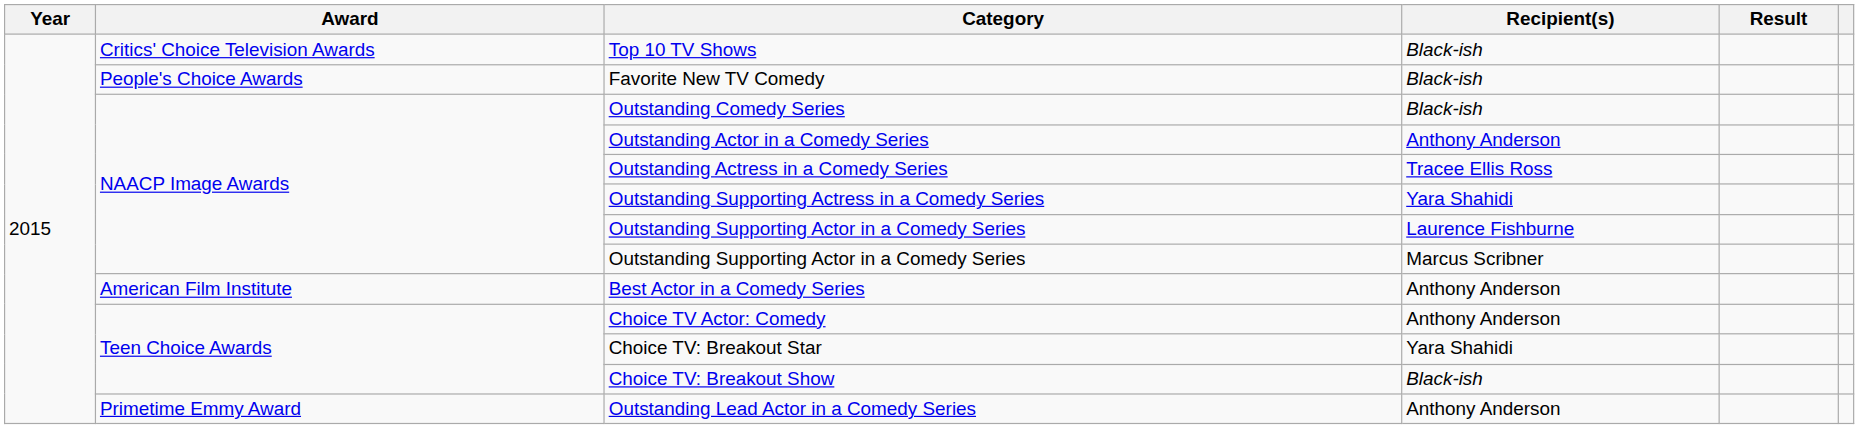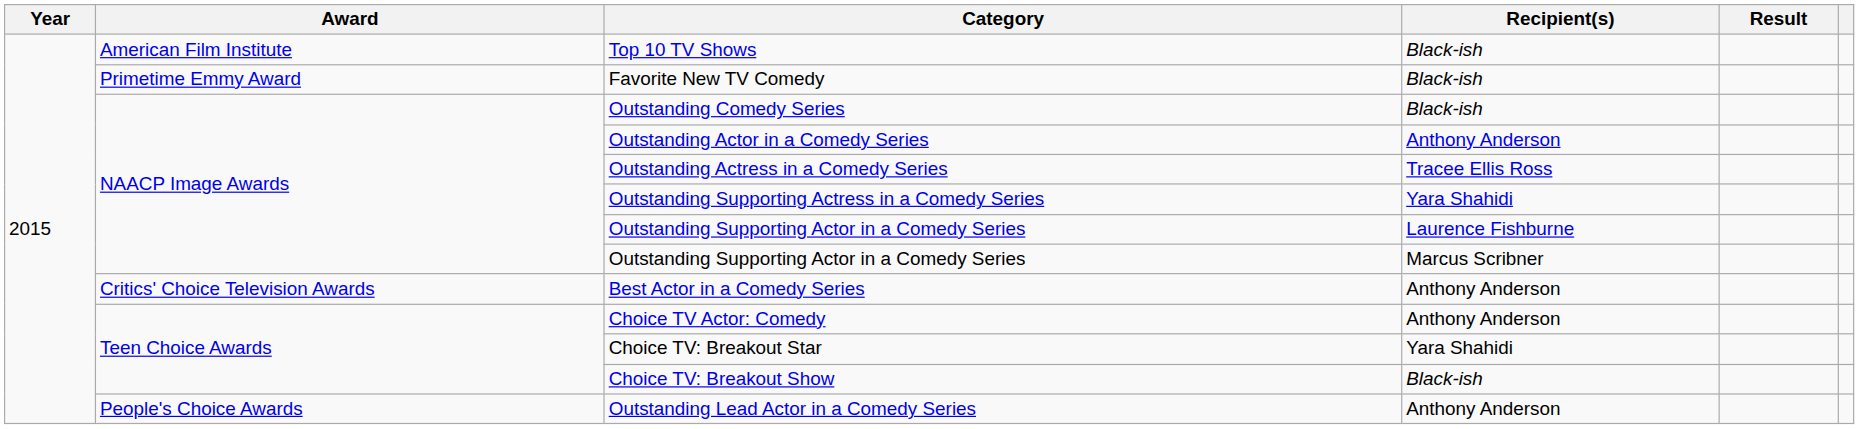(237, 49) Critics' Choice Television Awards -> (196, 49) American Film Institute
(201, 79) People's Choice Awards -> (200, 79) Primetime Emmy Award
(196, 288) American Film Institute -> (237, 288) Critics' Choice Television Awards
(200, 408) Primetime Emmy Award -> (201, 408) People's Choice Awards
